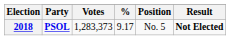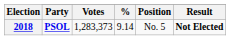(125, 27) 9.17 -> (125, 27) 9.14
